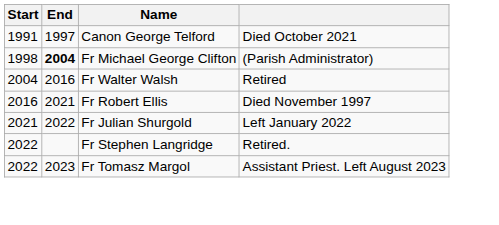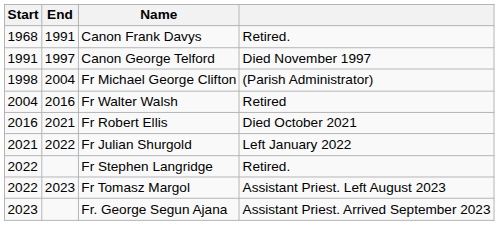+ row: (141, 36)
(300, 36) Died October 2021 -> (307, 58) Died November 1997
(60, 58) bold -> (60, 79) normal
(307, 101) Died November 1997 -> (300, 123) Died October 2021
+ row: (154, 209)
